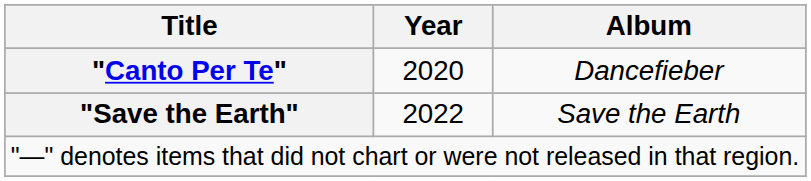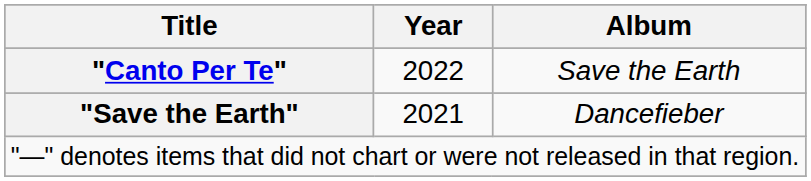(433, 70) 2020 -> (433, 70) 2022
(649, 70) Dancefieber -> (649, 70) Save the Earth
(433, 114) 2022 -> (433, 114) 2021
(649, 114) Save the Earth -> (649, 114) Dancefieber
